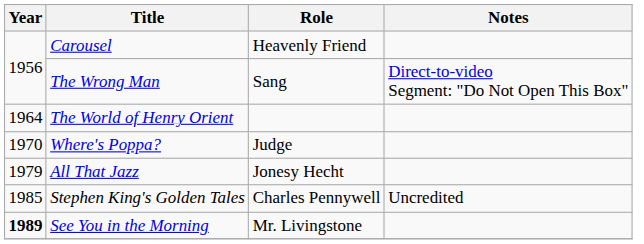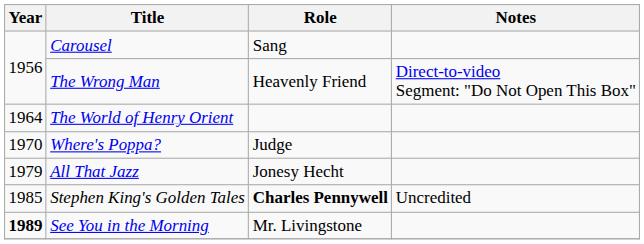(309, 44) Heavenly Friend -> (270, 44) Sang
(270, 81) Sang -> (309, 81) Heavenly Friend
(317, 198) normal -> (320, 198) bold
